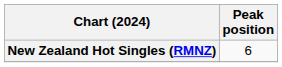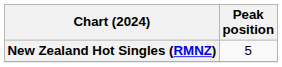(248, 51) 6 -> (248, 51) 5
